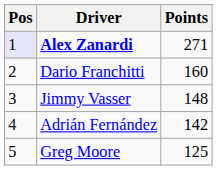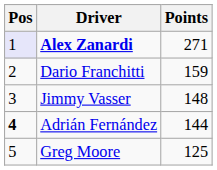(196, 71) 160 -> (196, 71) 159
(12, 125) normal -> (12, 125) bold
(196, 125) 142 -> (196, 125) 144
